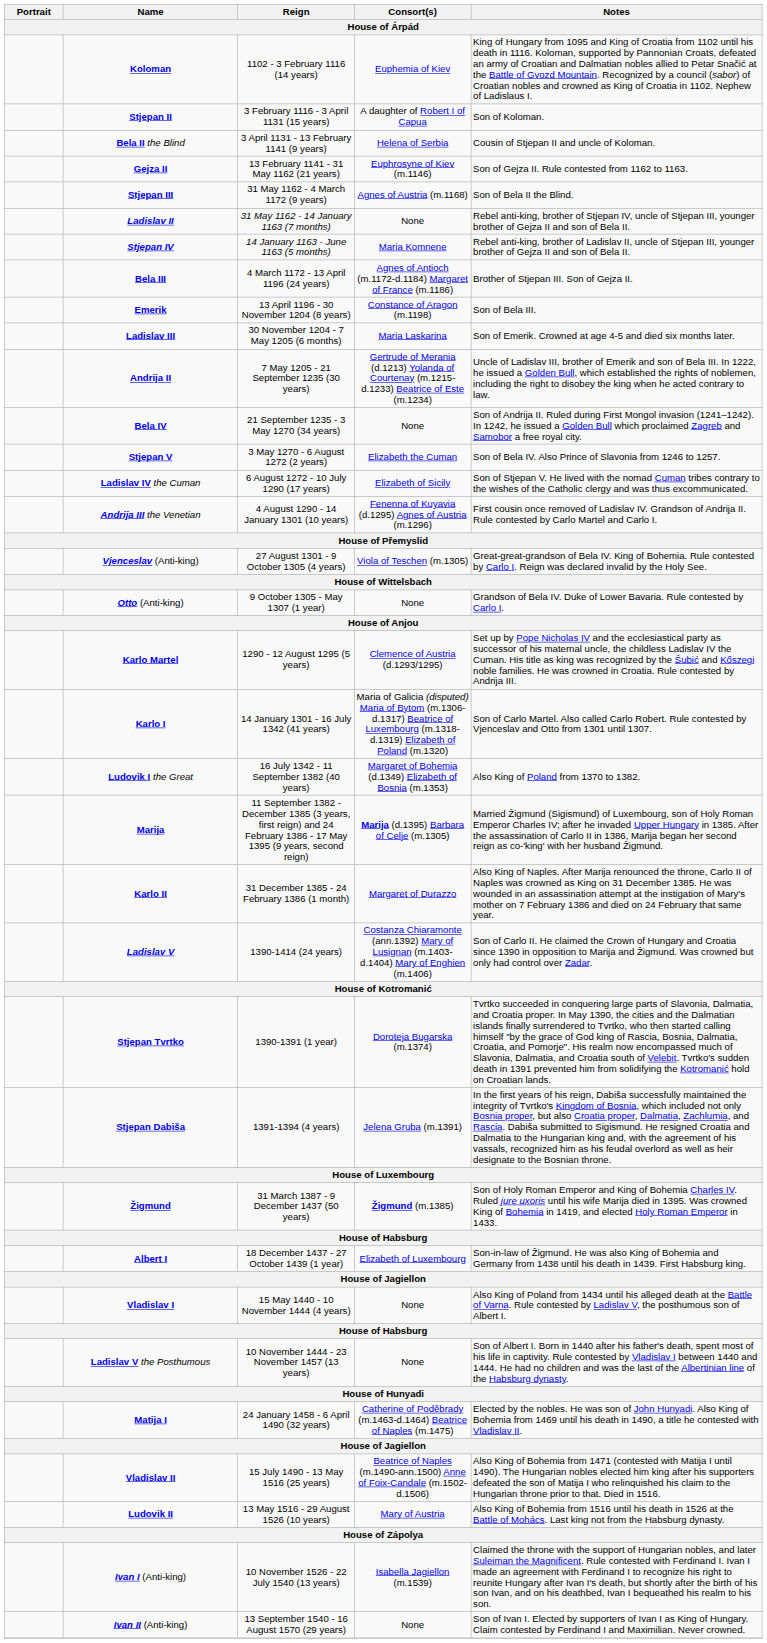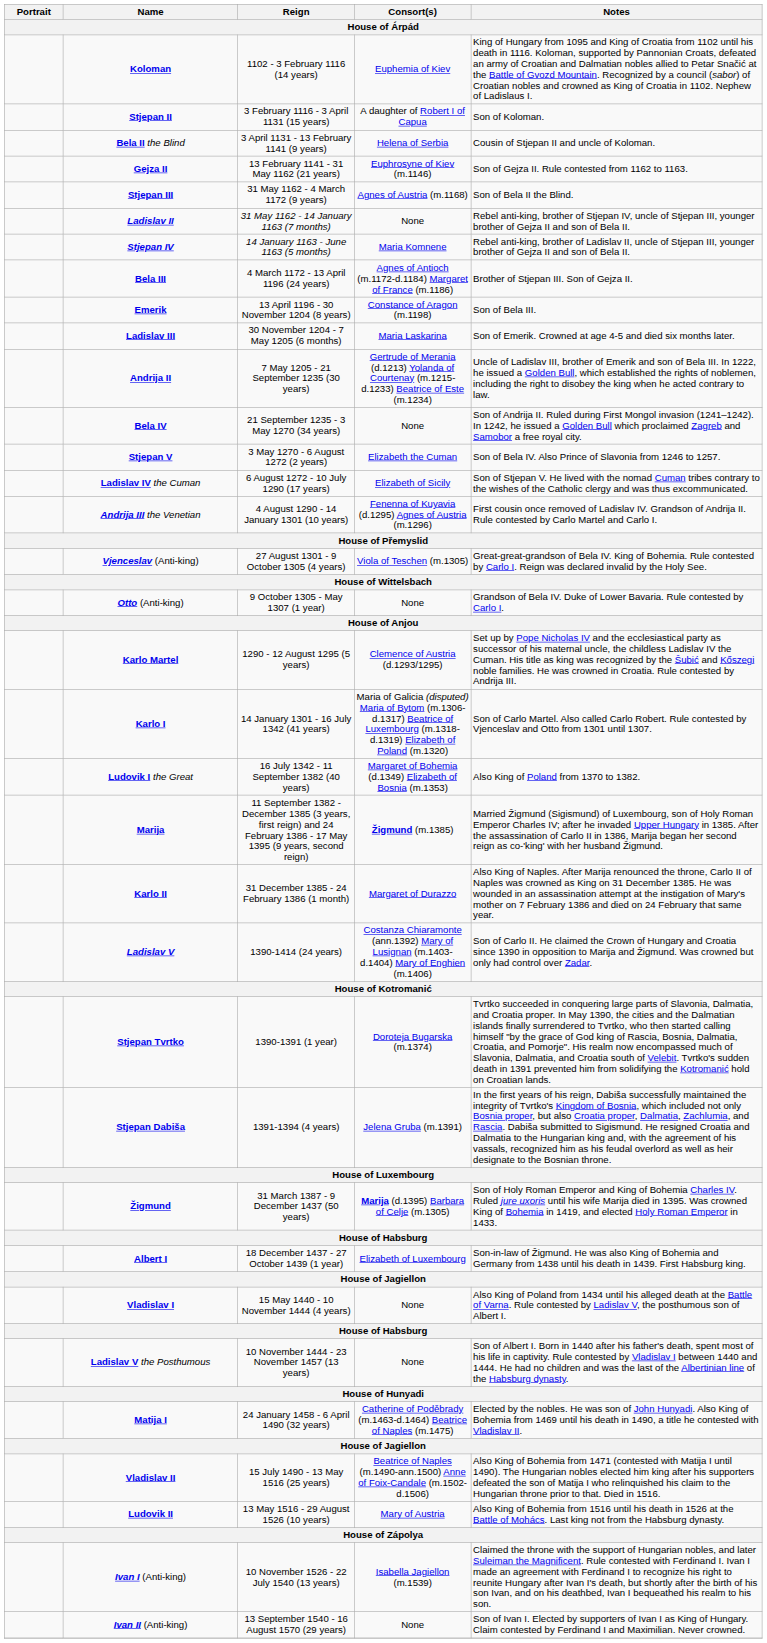(413, 830) Marija (d.1395) Barbara of Celje (m.1305) -> (413, 830) Žigmund (m.1385)
(413, 1206) Žigmund (m.1385) -> (413, 1206) Marija (d.1395) Barbara of Celje (m.1305)
